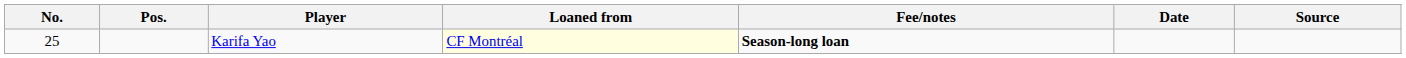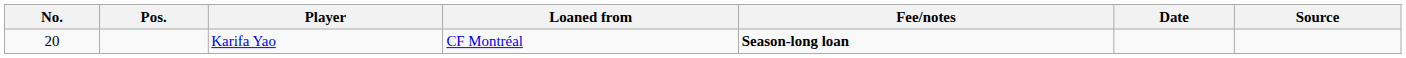(52, 41) 25 -> (52, 41) 20
(485, 41) lightyellow background -> (485, 41) no background
